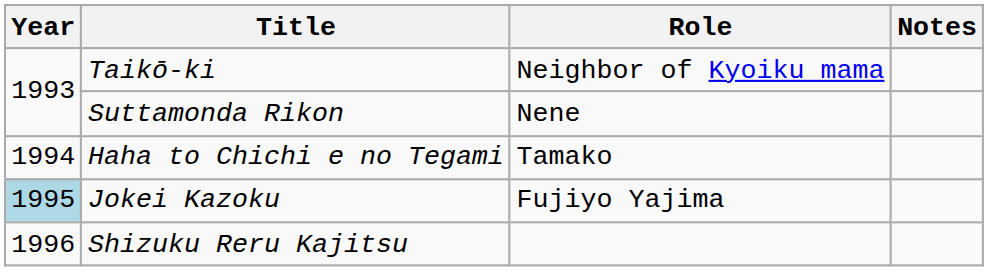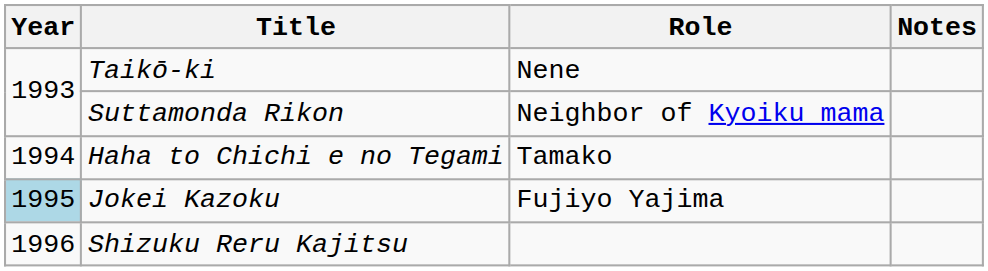(701, 70) Neighbor of Kyoiku mama -> (549, 70) Nene
(549, 114) Nene -> (701, 114) Neighbor of Kyoiku mama
